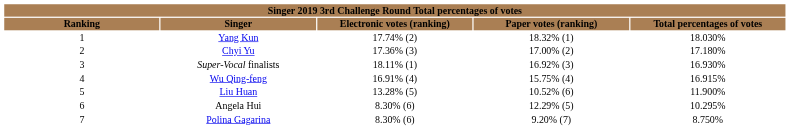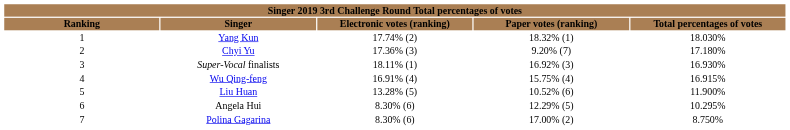(551, 51) 17.00% (2) -> (551, 51) 9.20% (7)
(551, 119) 9.20% (7) -> (551, 119) 17.00% (2)
